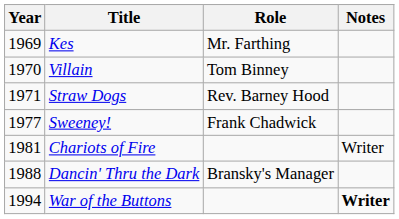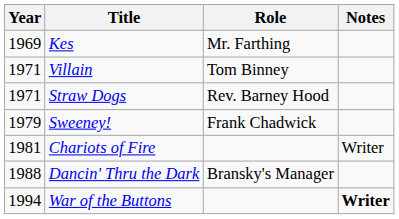(25, 69) 1970 -> (25, 69) 1971
(25, 122) 1977 -> (25, 122) 1979
